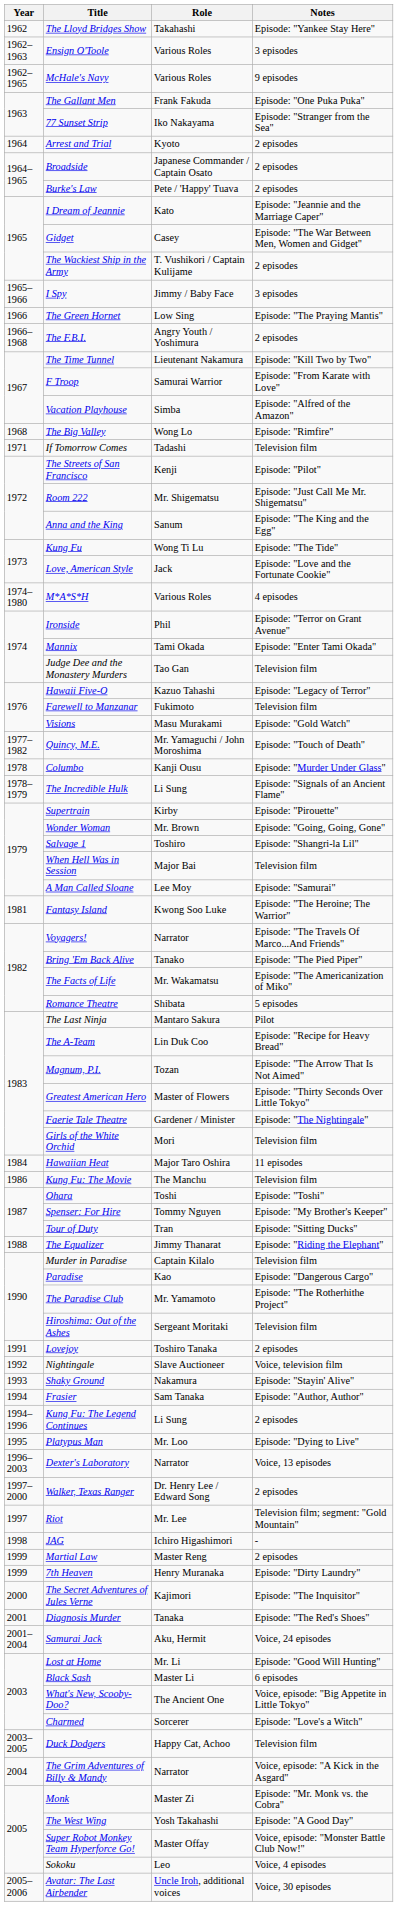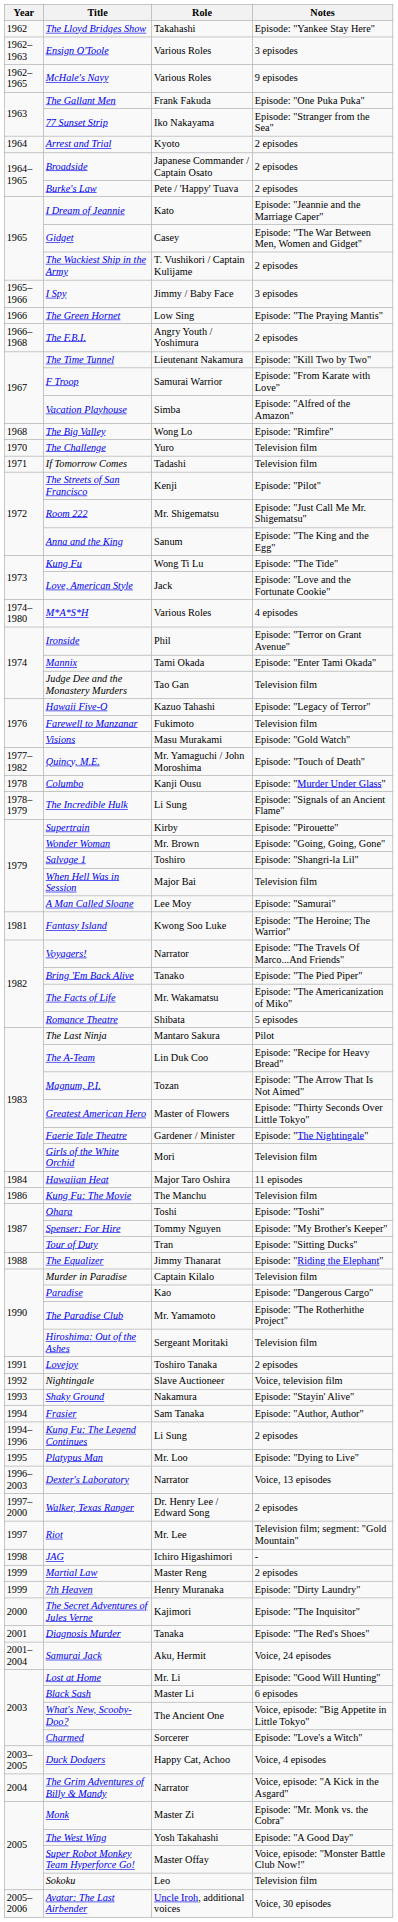+ row: (76, 447)
(286, 1743) Television film -> (290, 1760) Voice, 4 episodes
(290, 1865) Voice, 4 episodes -> (286, 1881) Television film
